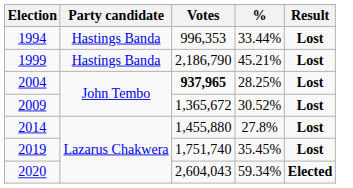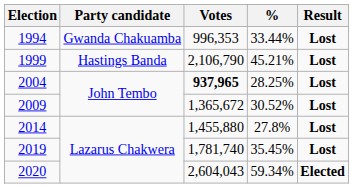(116, 37) Hastings Banda -> (122, 37) Gwanda Chakuamba
(203, 60) 2,186,790 -> (216, 60) 2,106,790
(203, 149) 1,751,740 -> (216, 149) 1,781,740
